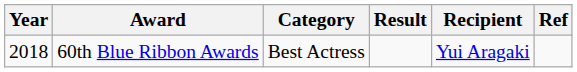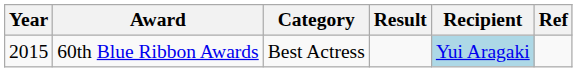(29, 50) 2018 -> (29, 50) 2015
(483, 50) no background -> (483, 50) lightblue background
